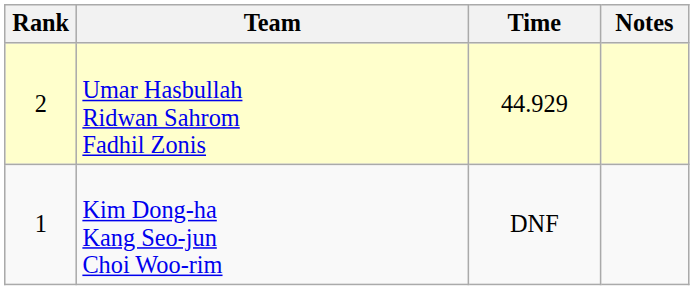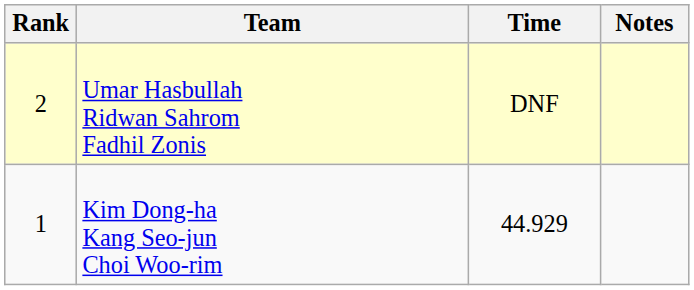(534, 103) 44.929 -> (534, 103) DNF
(534, 224) DNF -> (534, 224) 44.929
